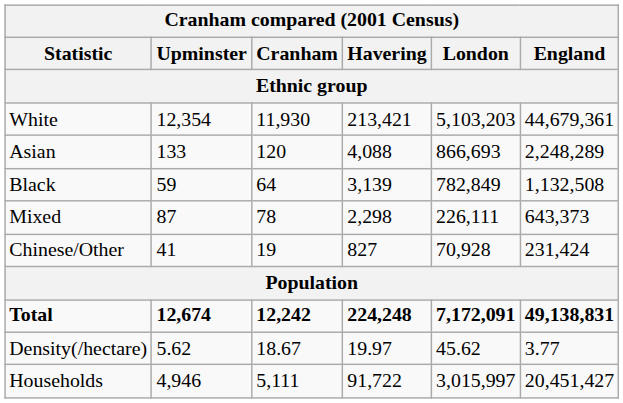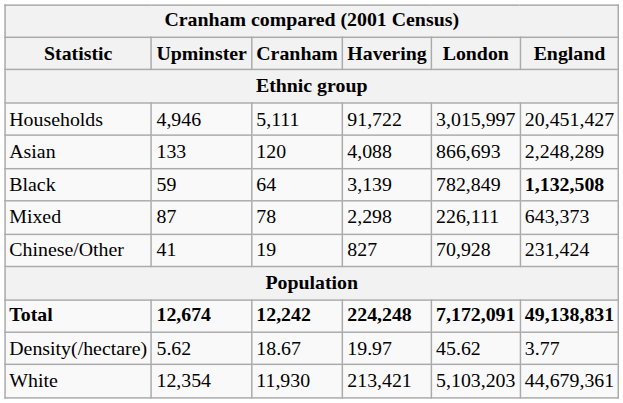rows swapped: (34, 119) <-> (56, 381)
(565, 184) normal -> (565, 184) bold
